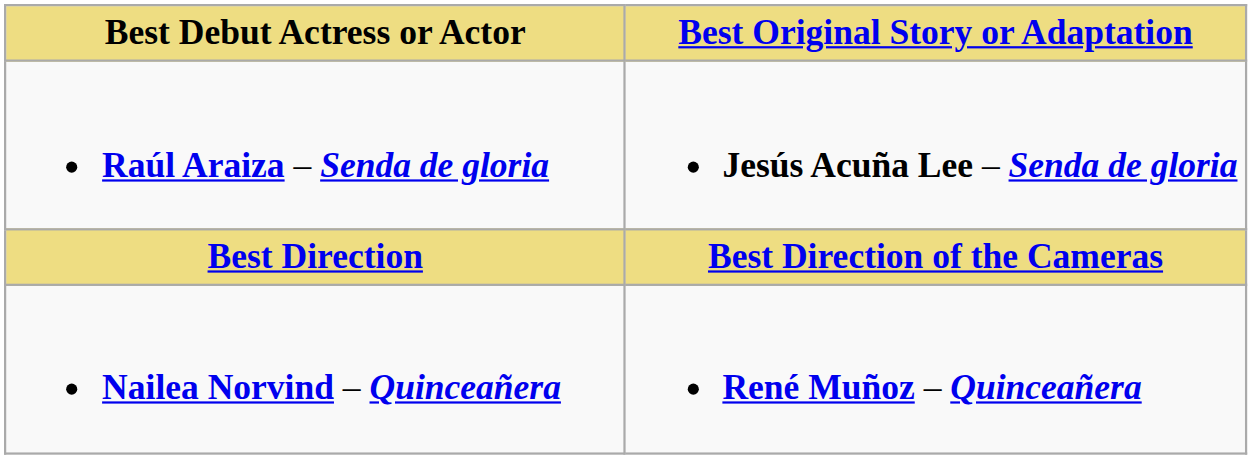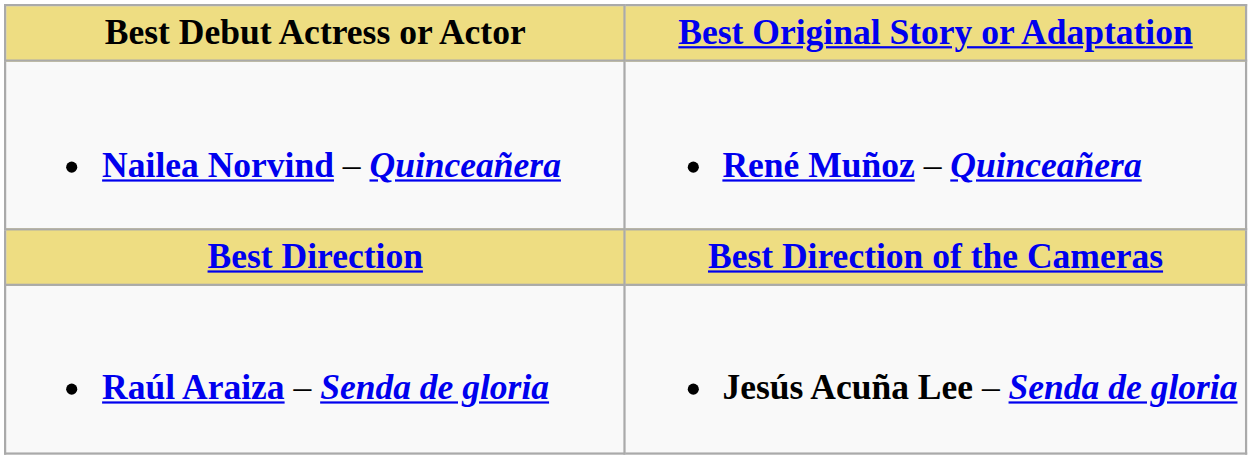rows swapped: (315, 389) <-> (315, 165)
